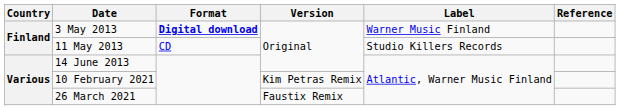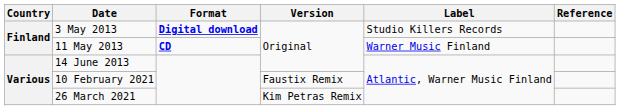(428, 30) Warner Music Finland -> (435, 30) Studio Killers Records
(165, 46) normal -> (165, 46) bold
(435, 46) Studio Killers Records -> (428, 46) Warner Music Finland
(312, 80) Kim Petras Remix -> (303, 80) Faustix Remix
(303, 96) Faustix Remix -> (312, 96) Kim Petras Remix
